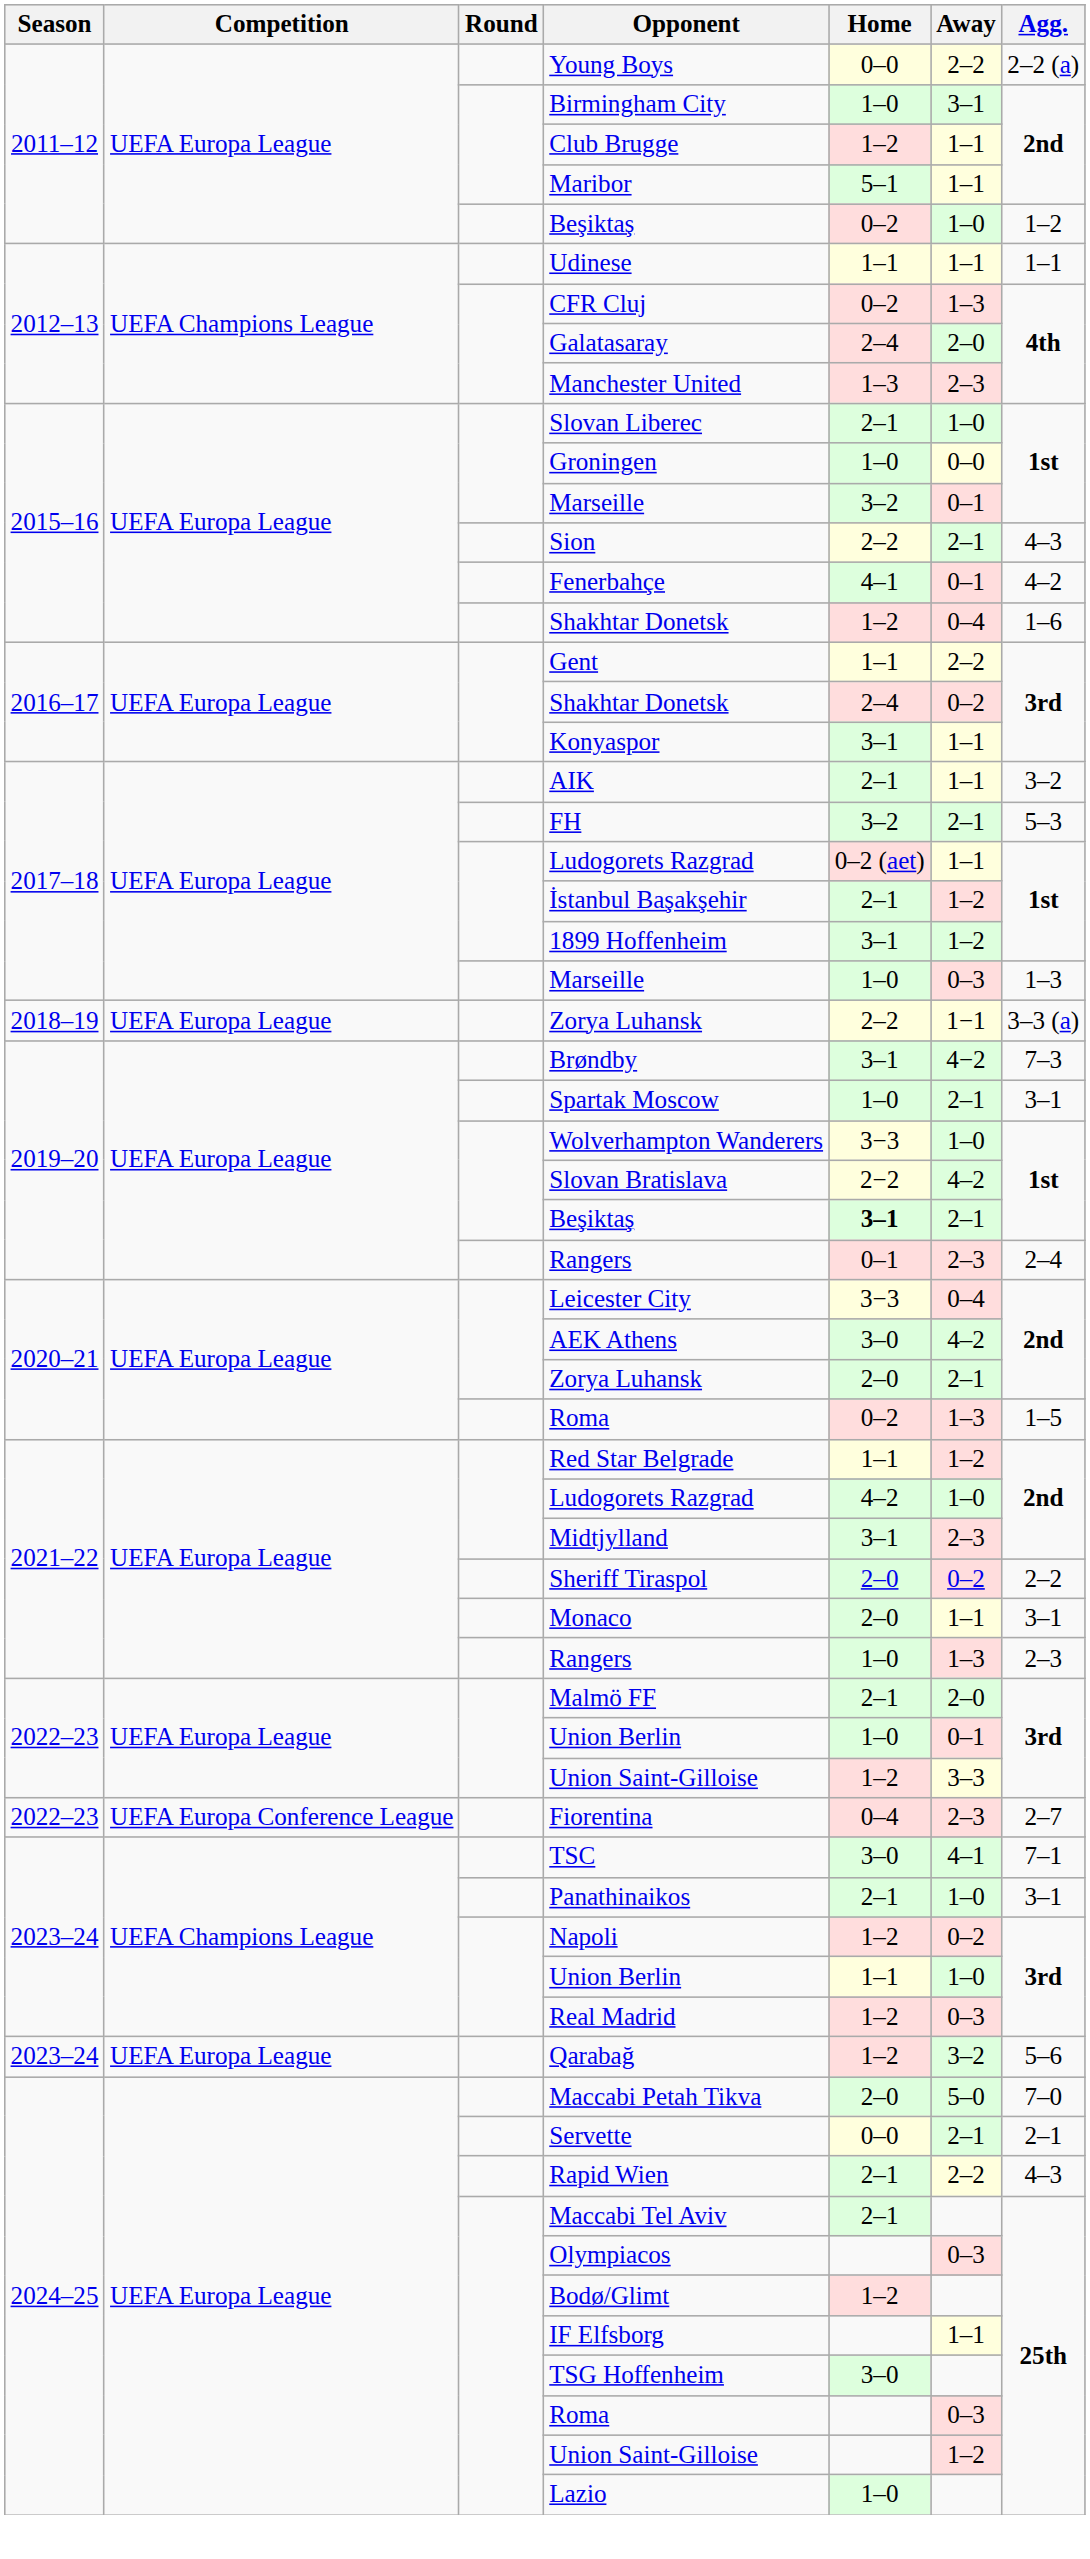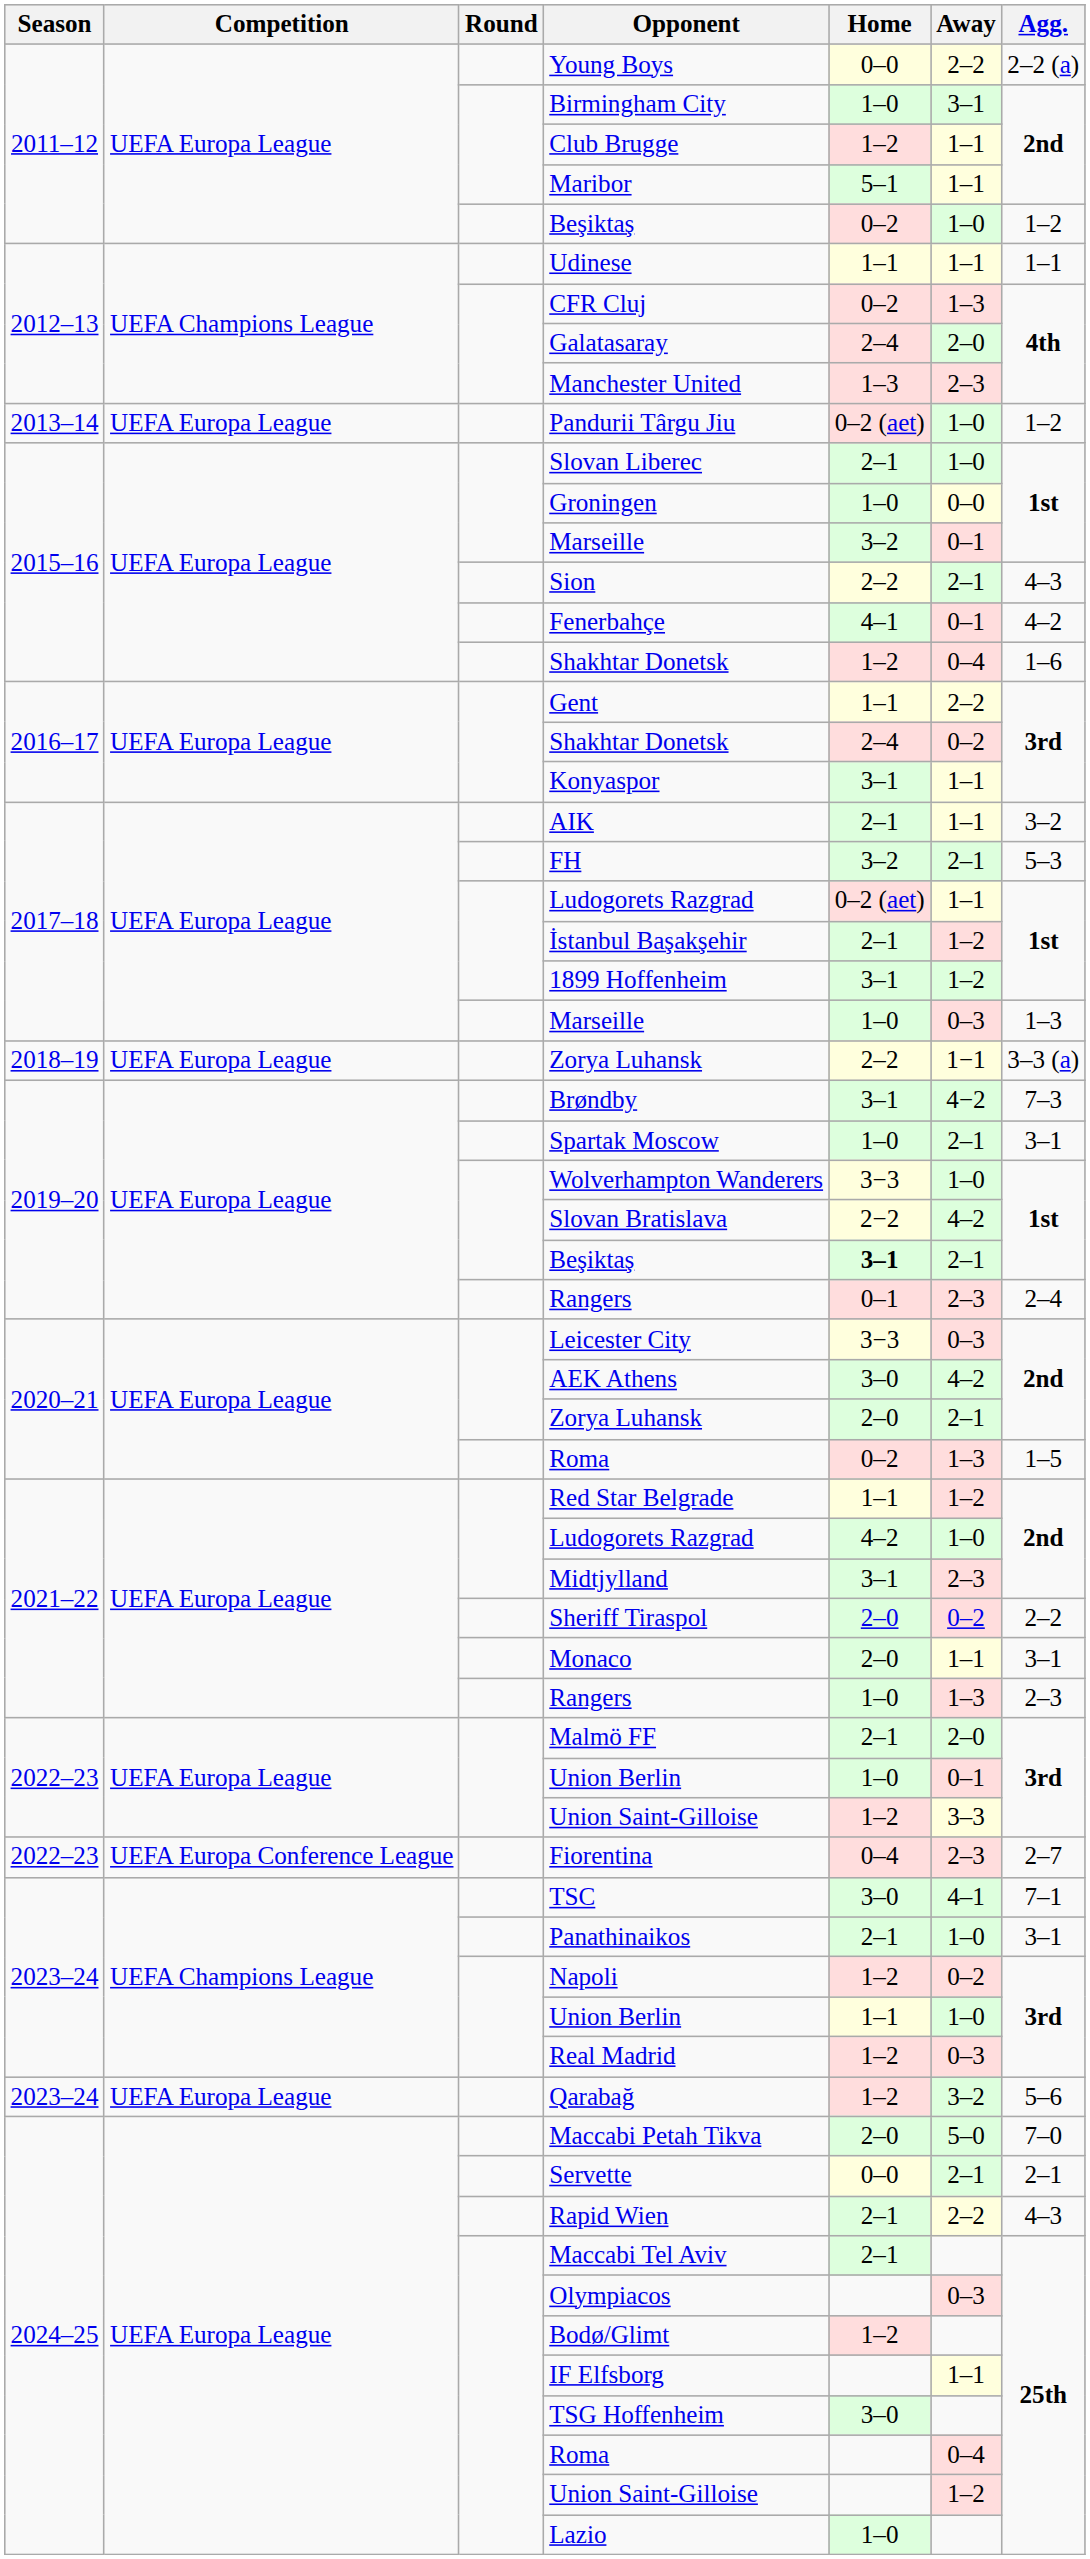+ row: (55, 422)
(966, 1299) 0–4 -> (966, 1339) 0–3
(966, 2414) 0–3 -> (966, 2454) 0–4
